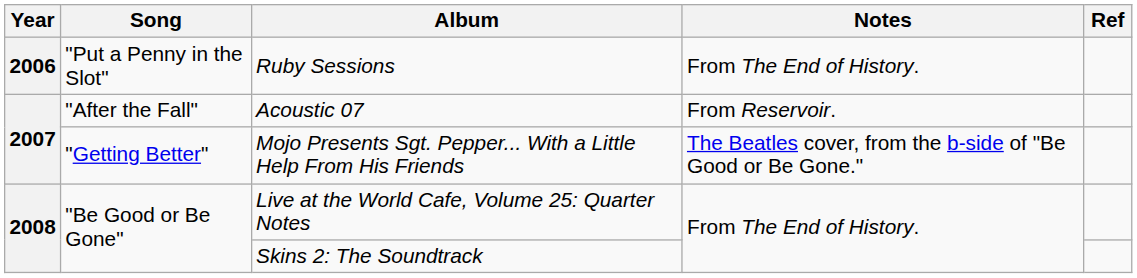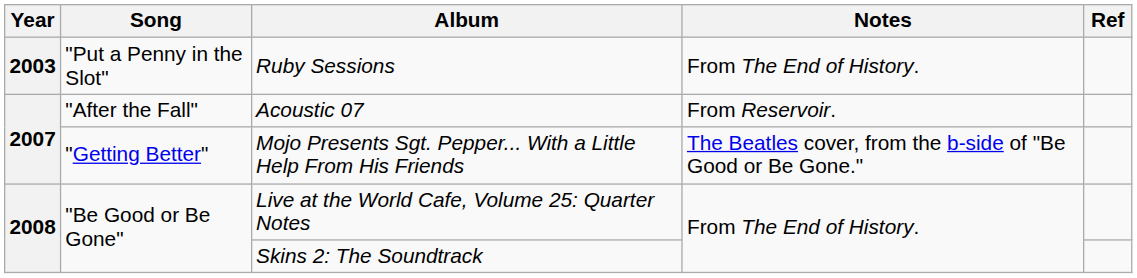(33, 65) 2006 -> (33, 65) 2003
